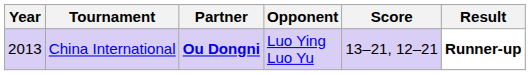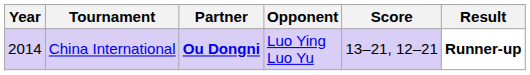(25, 49) 2013 -> (25, 49) 2014
